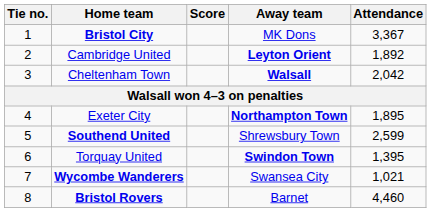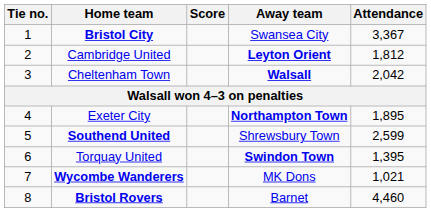(289, 34) MK Dons -> (289, 34) Swansea City
(388, 55) 1,892 -> (388, 55) 1,812
(289, 177) Swansea City -> (289, 177) MK Dons
